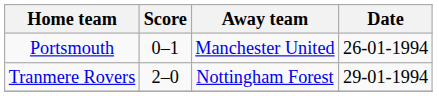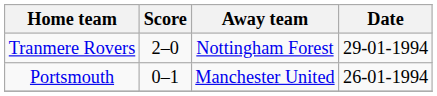rows swapped: (72, 47) <-> (72, 76)
